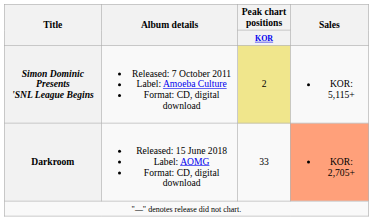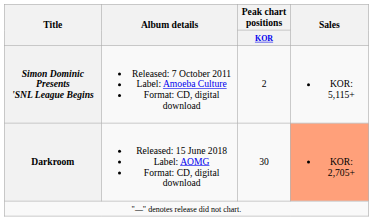(264, 84) khaki background -> (264, 84) no background
(264, 162) 33 -> (264, 162) 30
